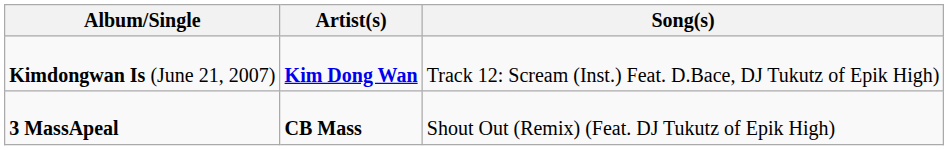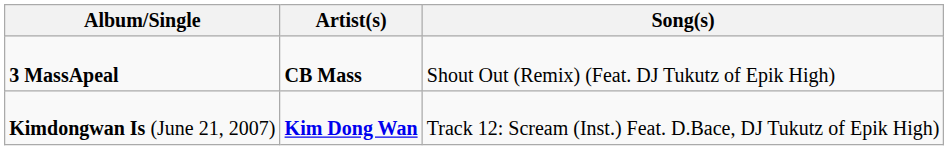rows swapped: (142, 74) <-> (64, 128)
